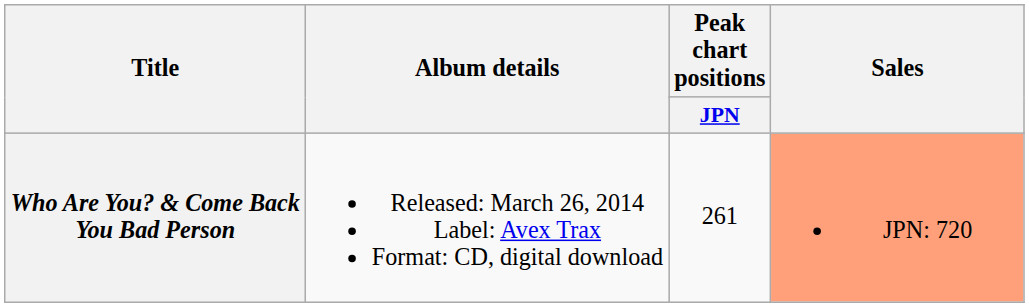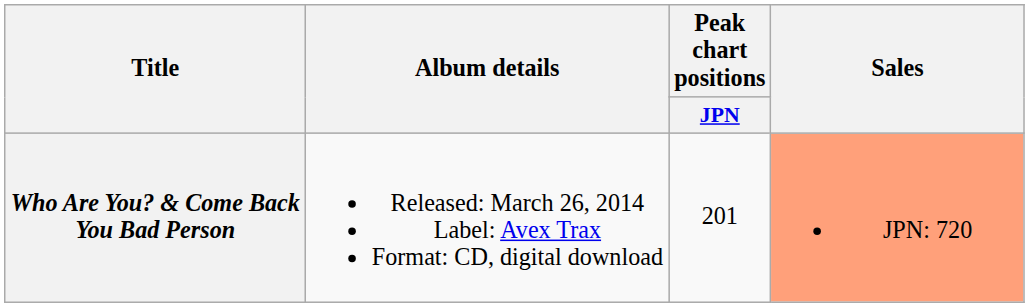(720, 217) 261 -> (720, 217) 201
